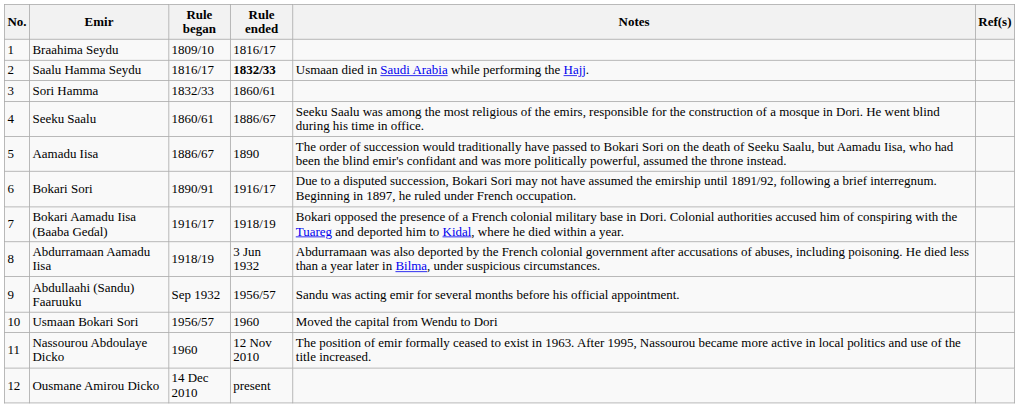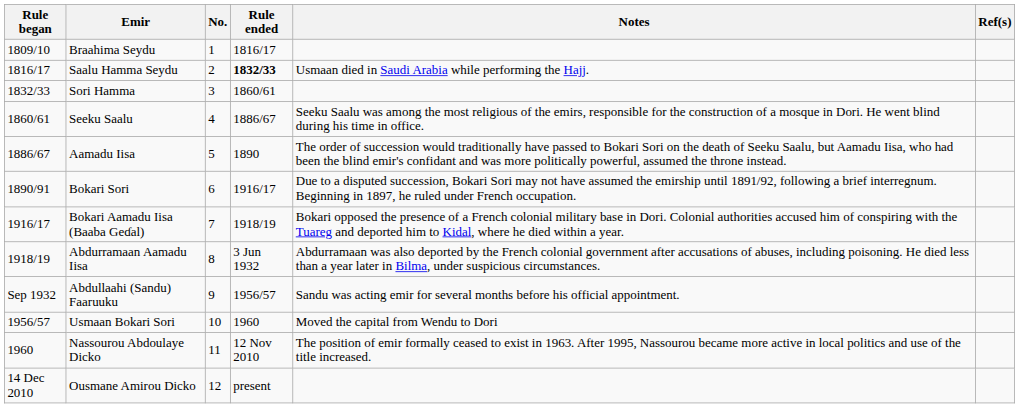columns swapped: (17, 22) <-> (199, 22)
